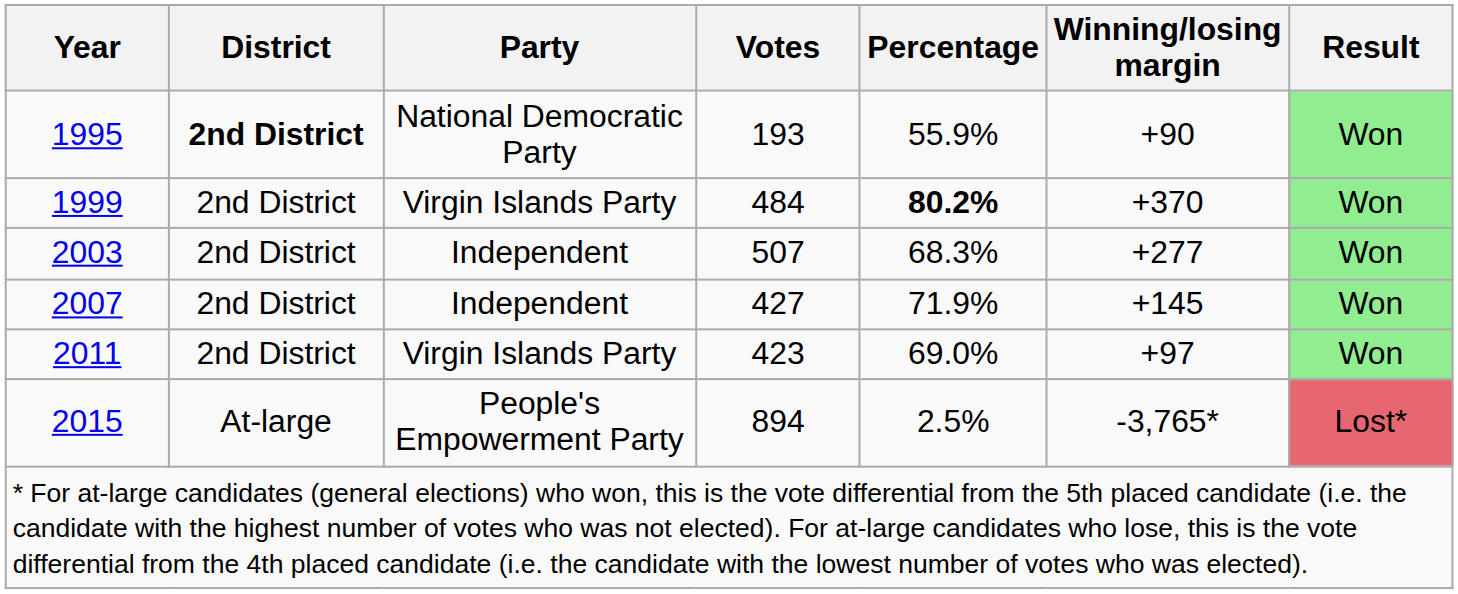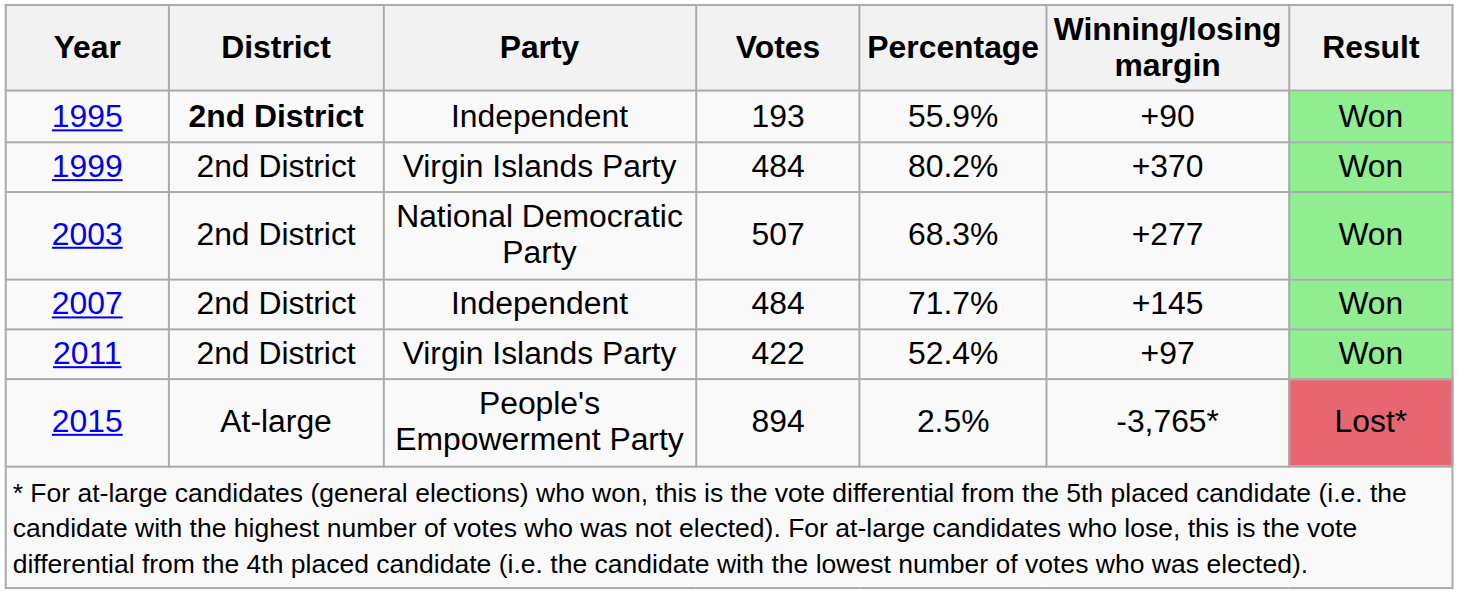(540, 133) National Democratic Party -> (539, 116) Independent
(953, 202) bold -> (953, 166) normal
(539, 252) Independent -> (540, 234) National Democratic Party
(778, 303) 427 -> (778, 303) 484
(953, 303) 71.9% -> (953, 303) 71.7%
(778, 353) 423 -> (778, 353) 422
(953, 353) 69.0% -> (953, 353) 52.4%
